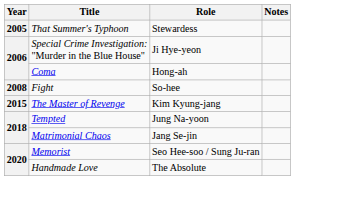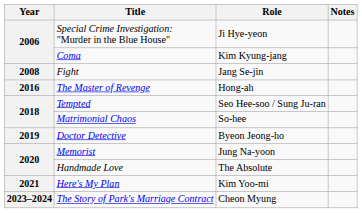- row: (80, 28)
(170, 71) Hong-ah -> (253, 55) Kim Kyung-jang
(166, 87) So-hee -> (241, 71) Jang Se-jin
(17, 103) 2015 -> (29, 87) 2016
(186, 103) Kim Kyung-jang -> (236, 87) Hong-ah
(180, 119) Jung Na-yoon -> (272, 103) Seo Hee-soo / Sung Ju-ran
(175, 135) Jang Se-jin -> (232, 119) So-hee
+ row: (91, 135)
(206, 151) Seo Hee-soo / Sung Ju-ran -> (247, 151) Jung Na-yoon
+ row: (88, 183)
+ row: (135, 199)
